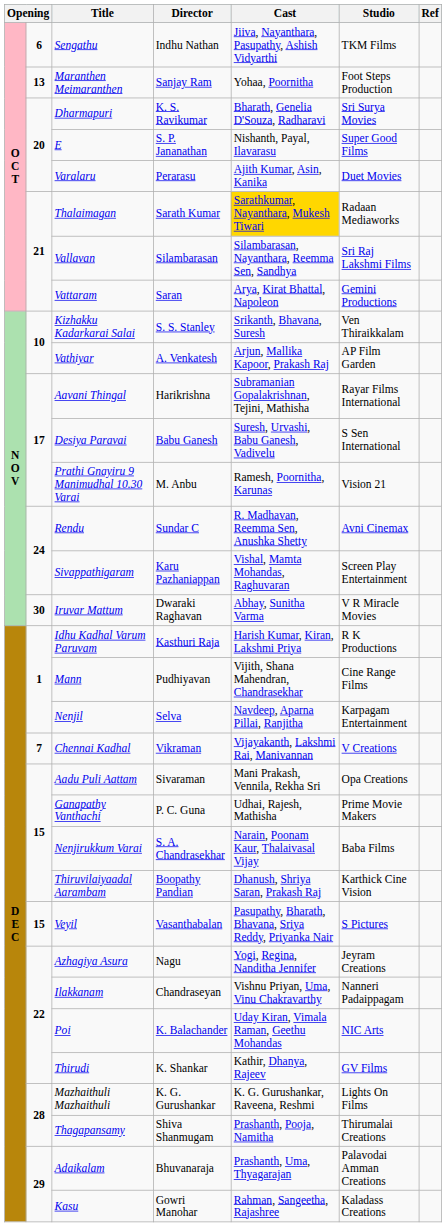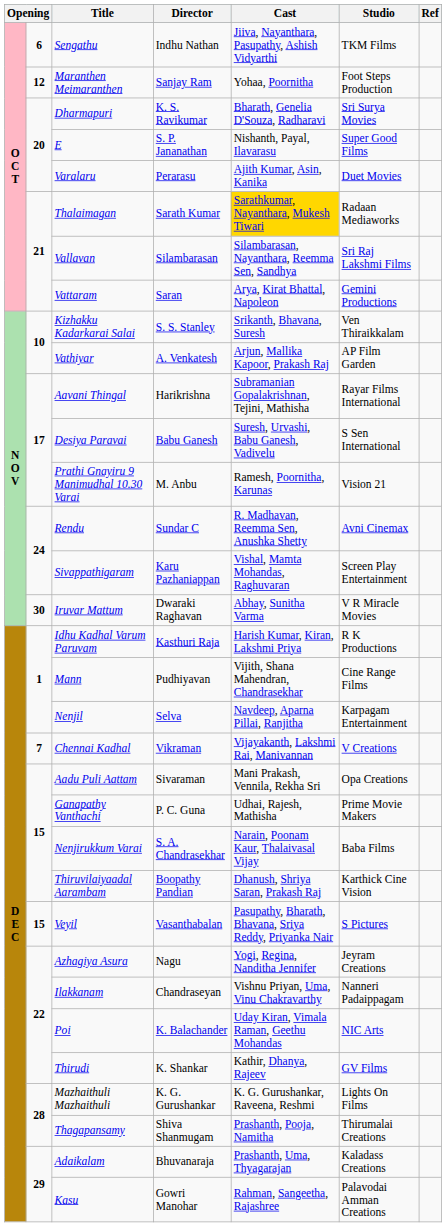(39, 82) 13 -> (39, 82) 12
(364, 1168) Palavodai Amman Creations -> (364, 1162) Kaladass Creations
(364, 1206) Kaladass Creations -> (364, 1199) Palavodai Amman Creations
